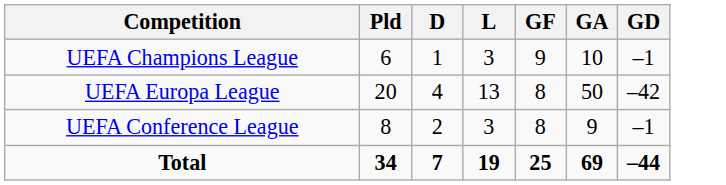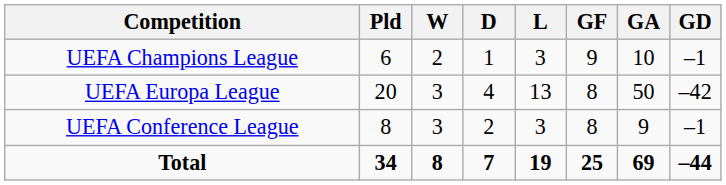+ column: (437, 22)
